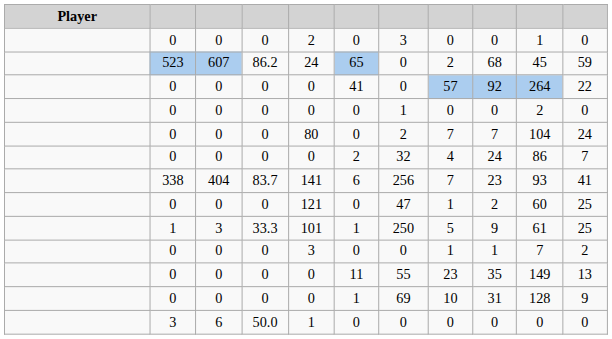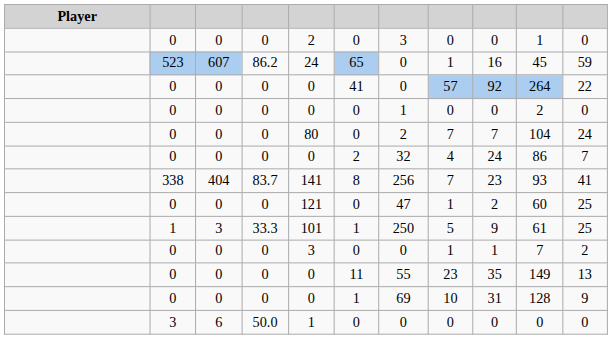(450, 63) 2 -> (450, 63) 1
(495, 63) 68 -> (495, 63) 16
(356, 181) 6 -> (356, 181) 8
